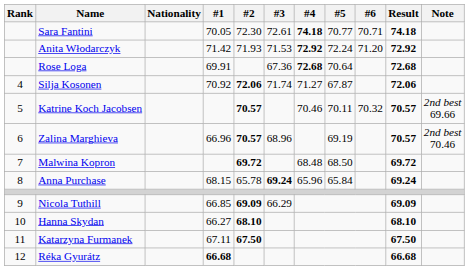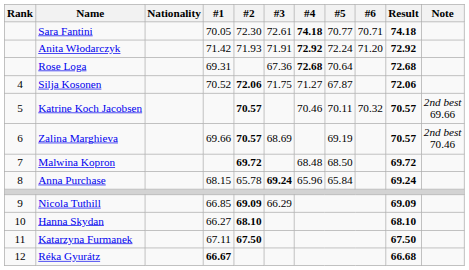(279, 48) 71.53 -> (279, 48) 71.91
(219, 66) 69.91 -> (219, 66) 69.31
(219, 84) 70.92 -> (219, 84) 70.52
(279, 84) 71.74 -> (279, 84) 71.75
(219, 138) 66.96 -> (219, 138) 69.66
(279, 138) 68.96 -> (279, 138) 68.69
(219, 256) 66.68 -> (219, 256) 66.67
